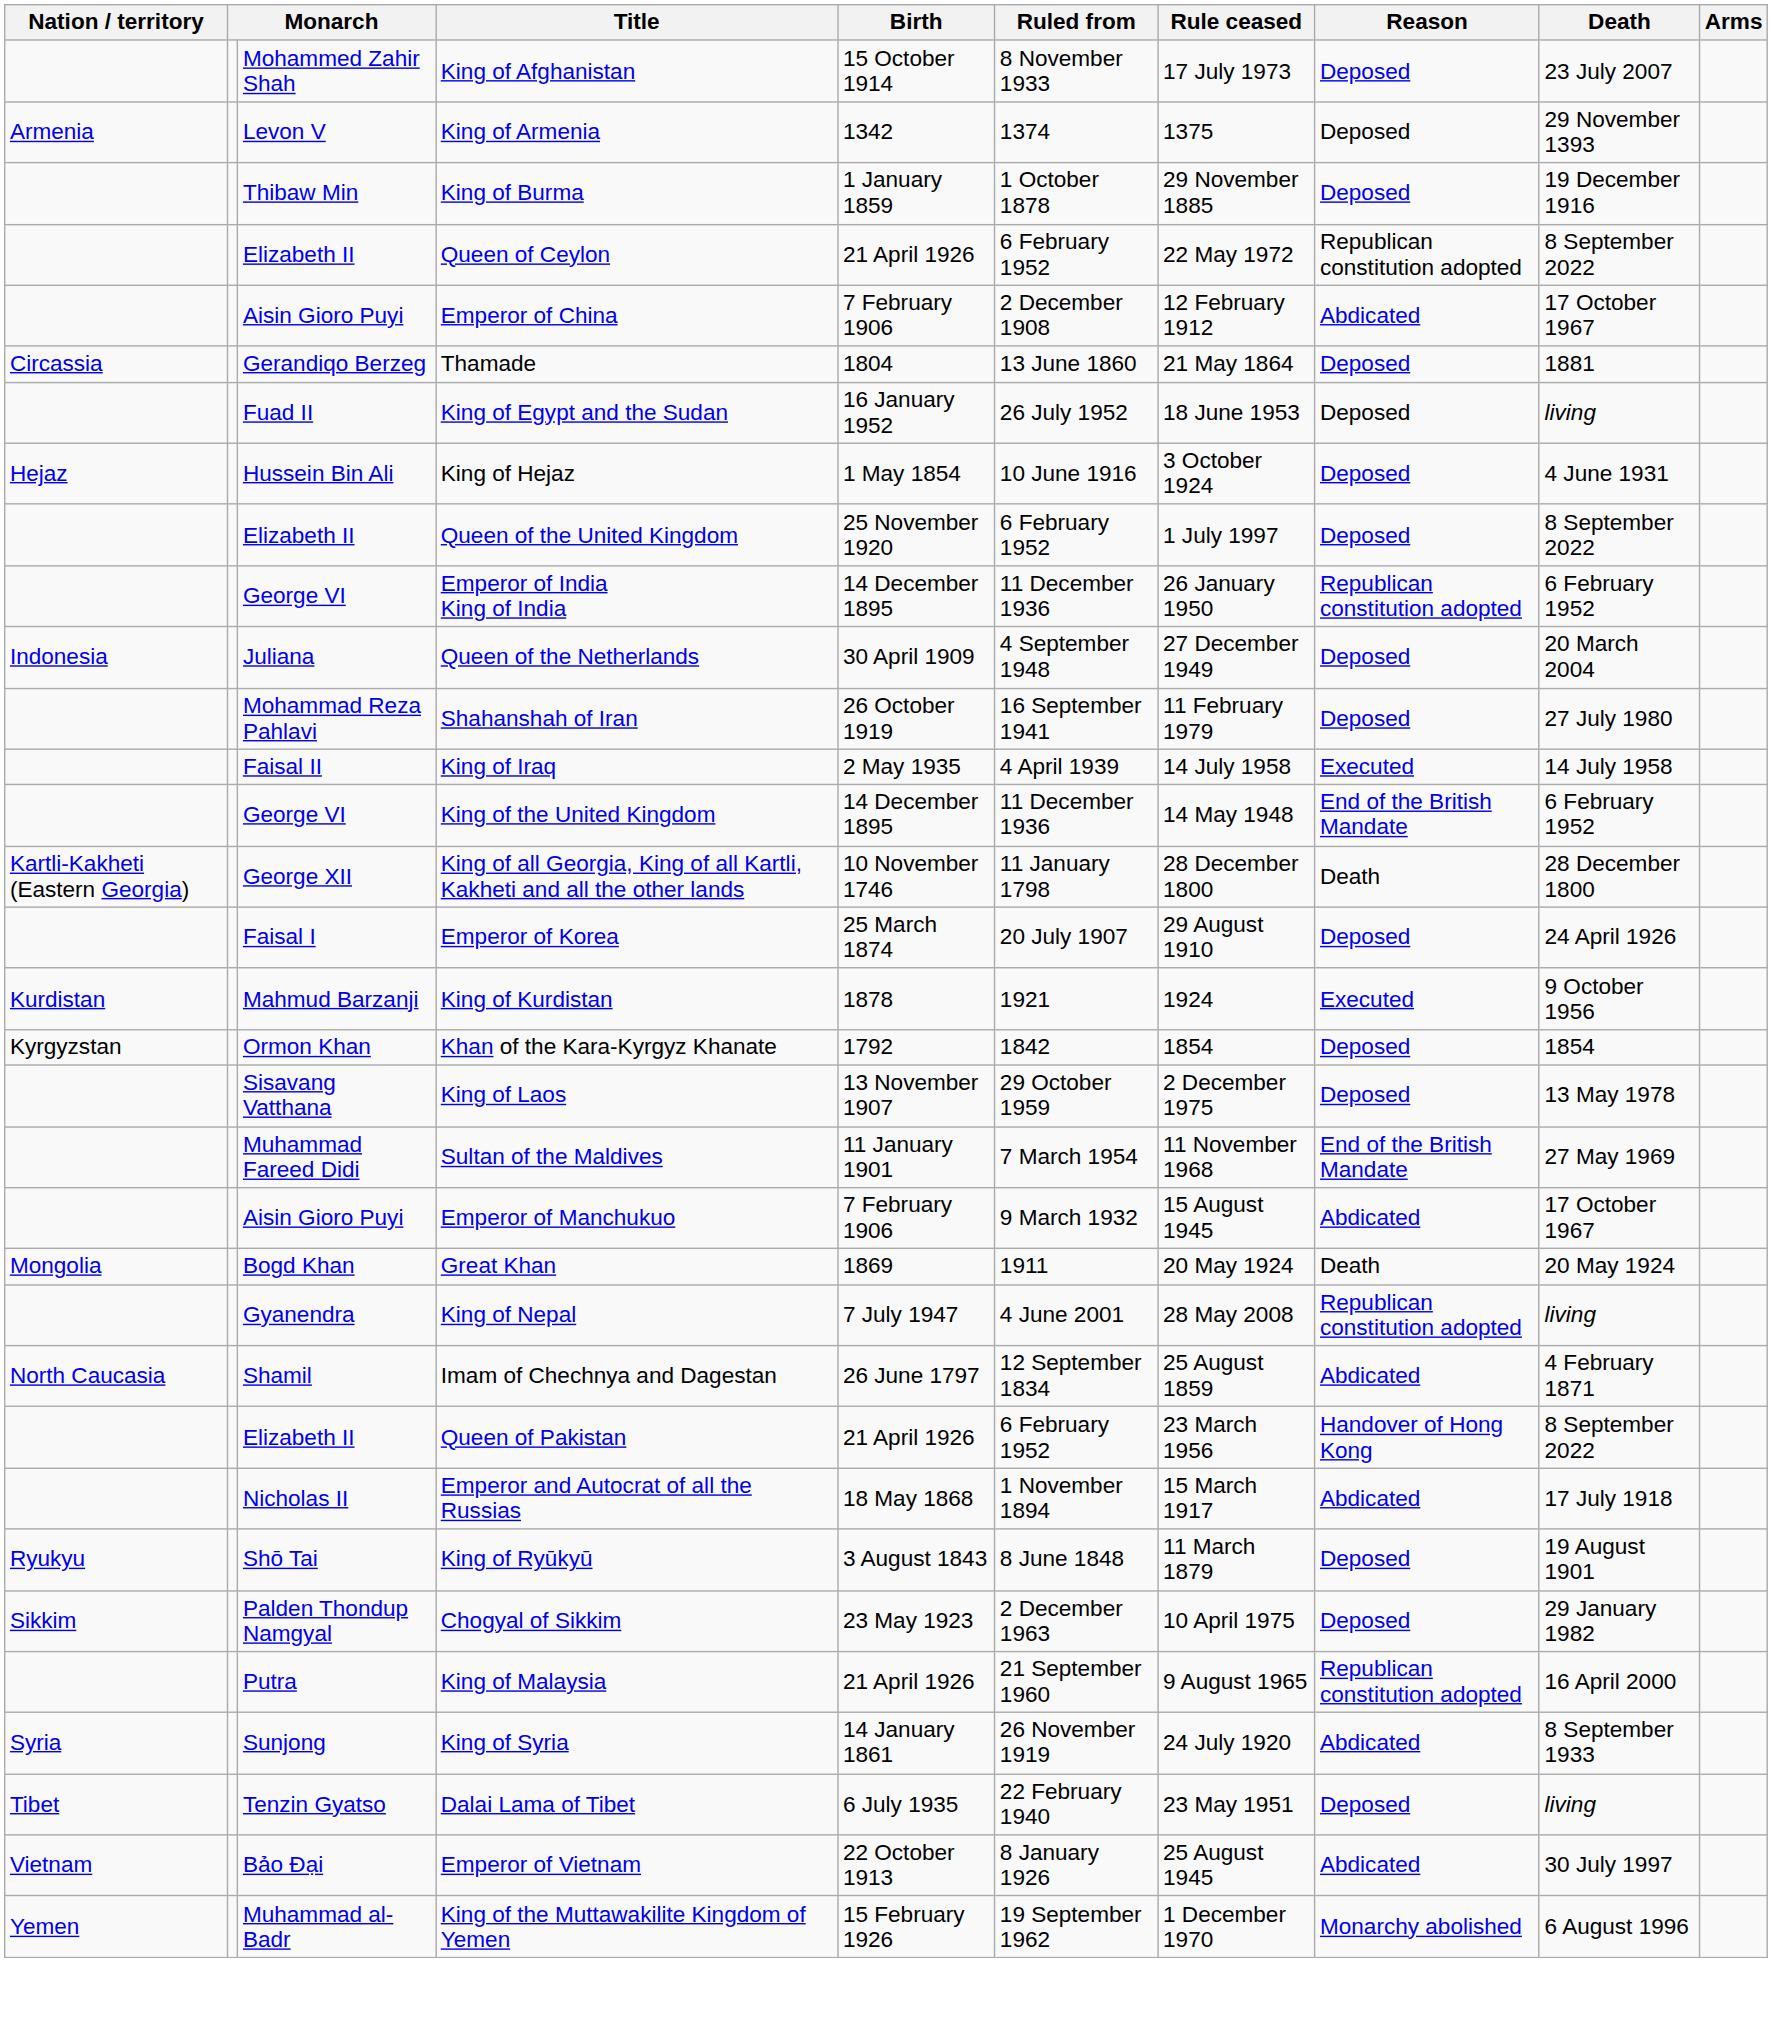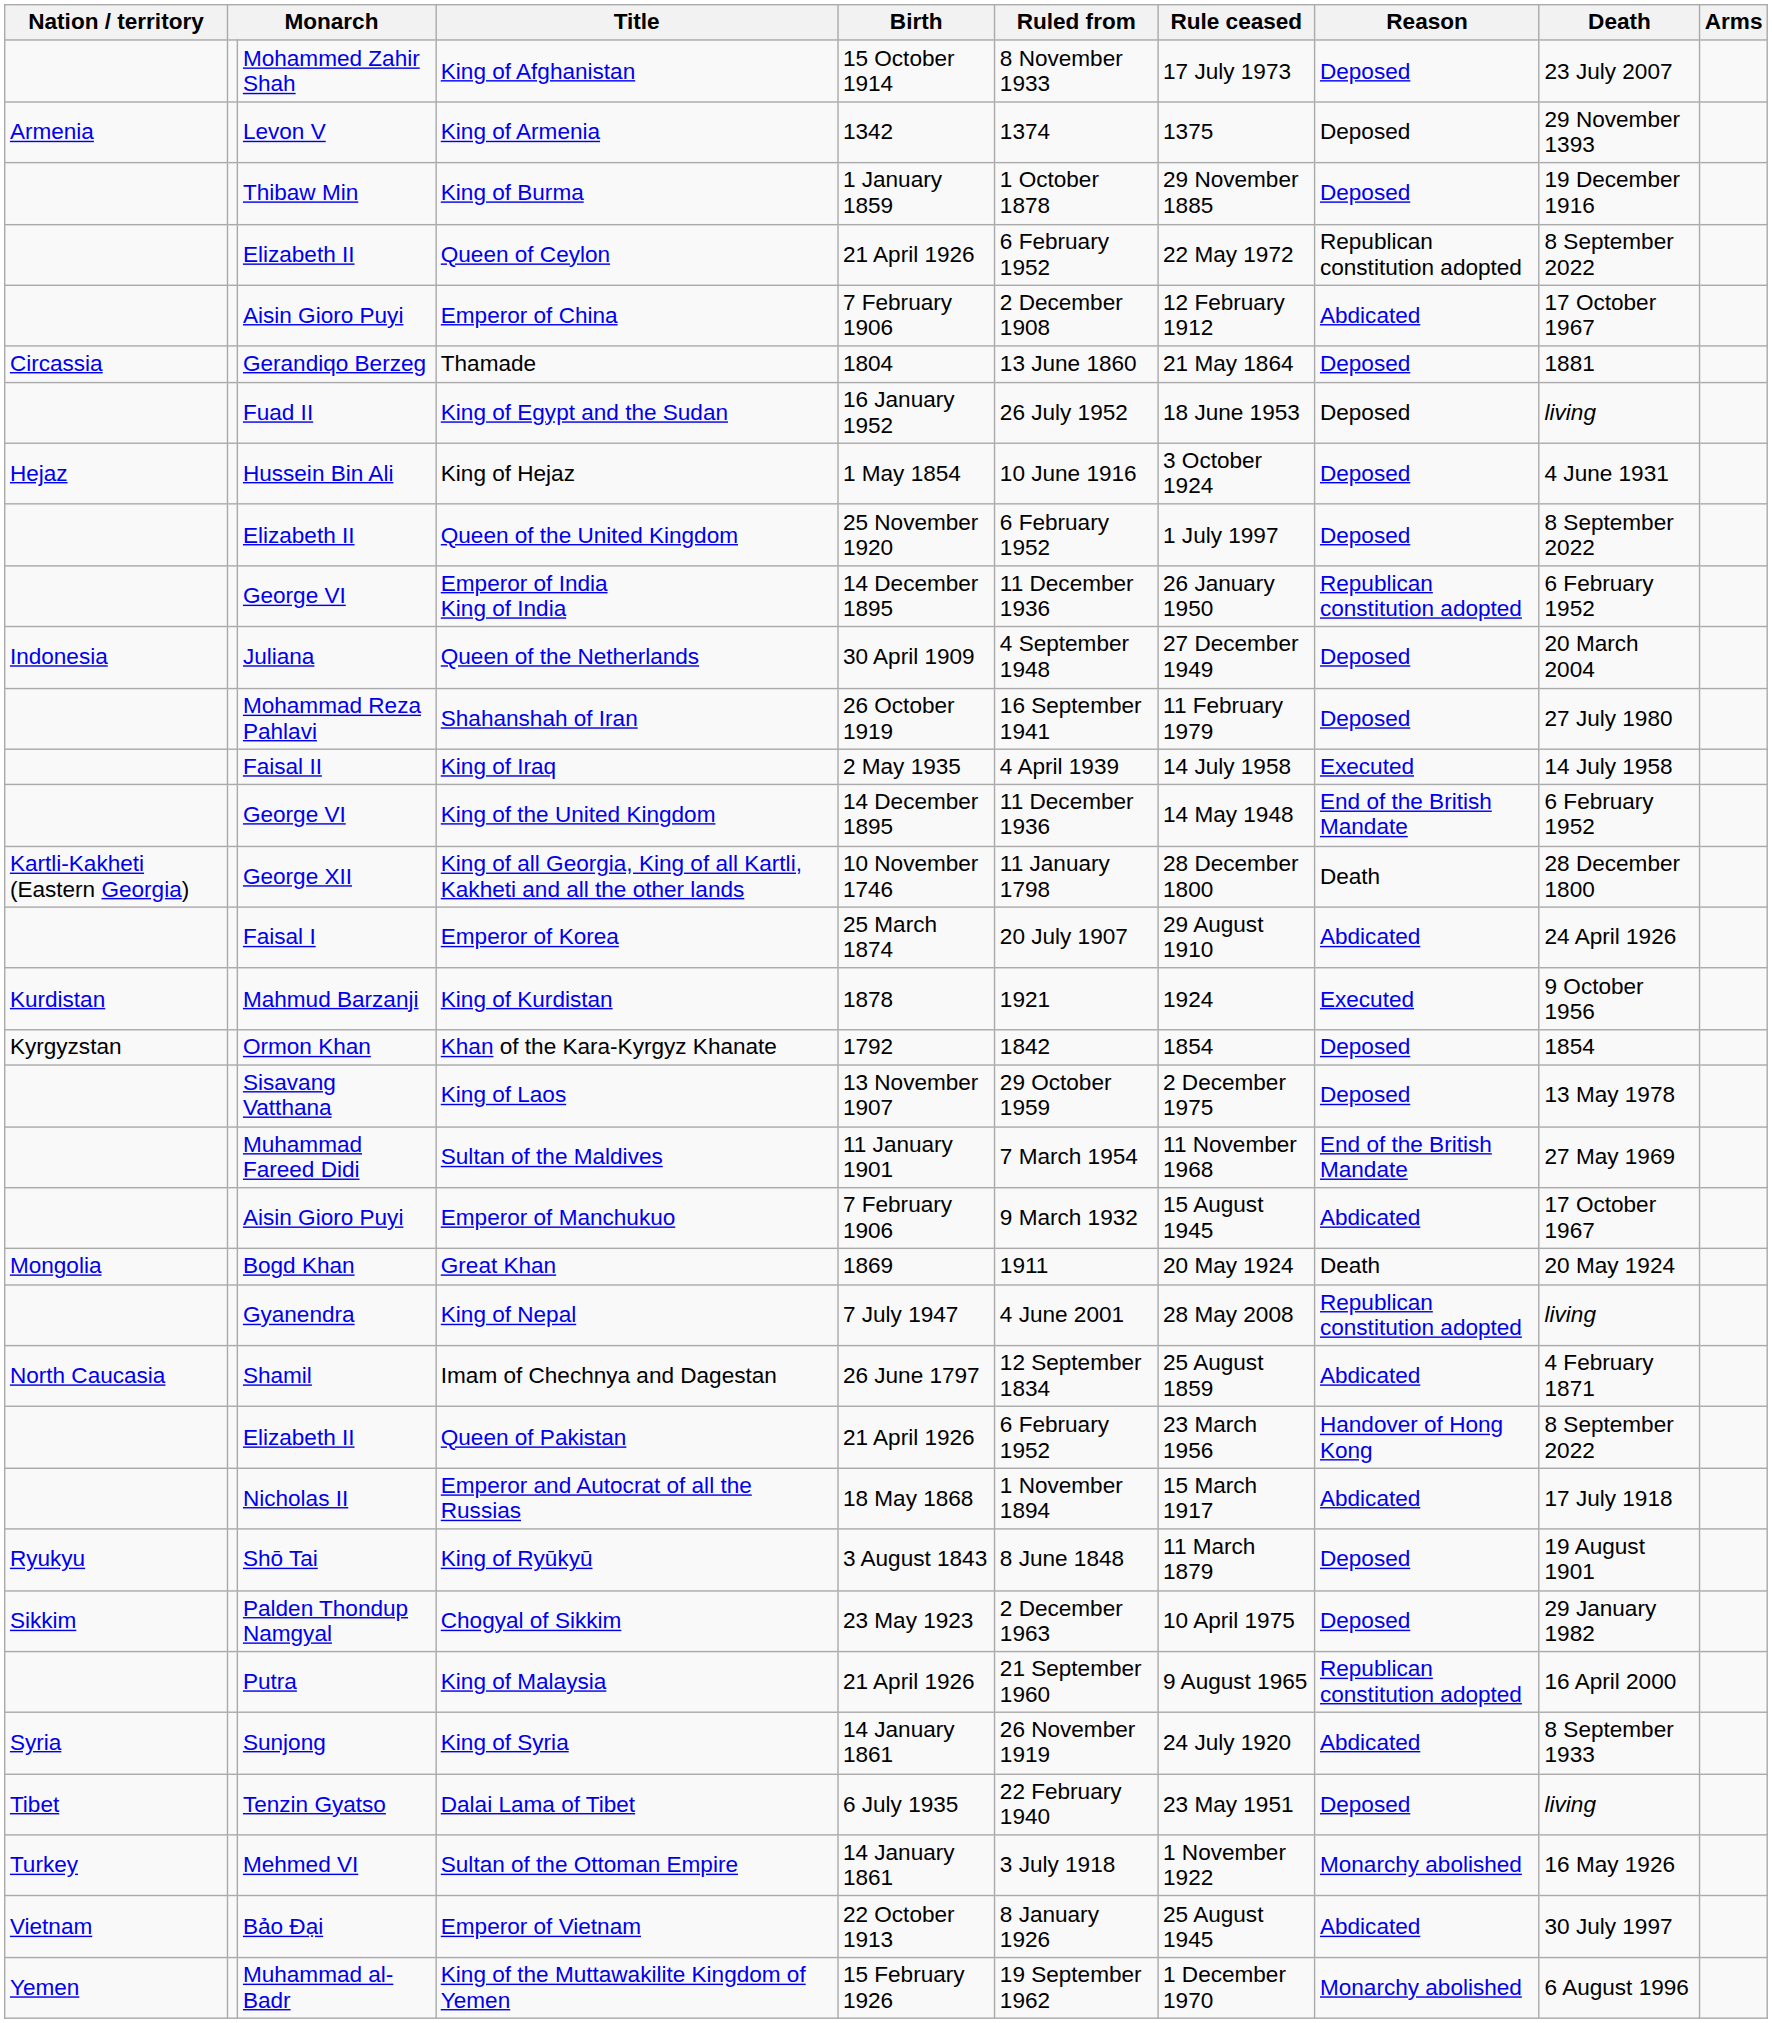(1365, 937) Deposed -> (1370, 937) Abdicated
+ row: (589, 1865)
